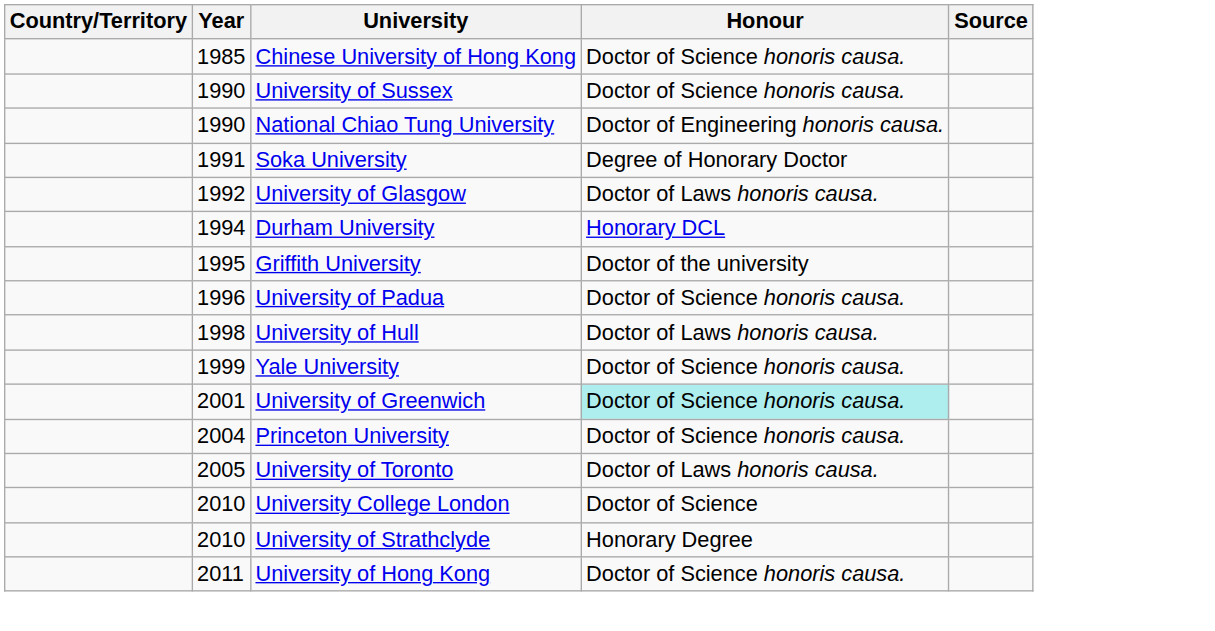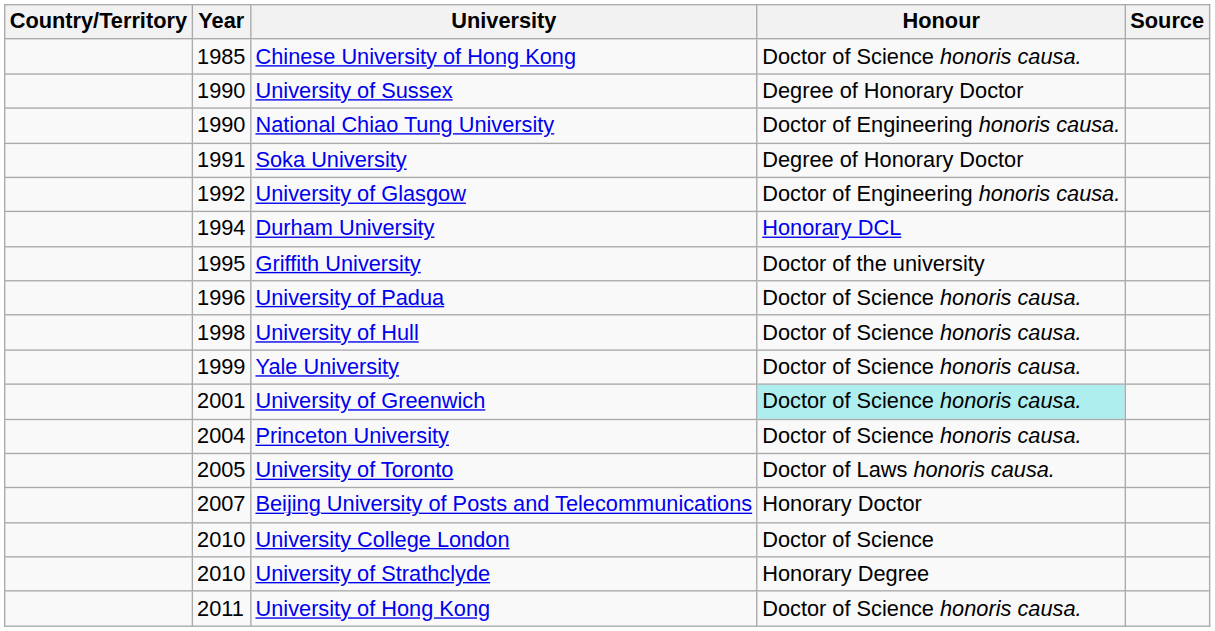(746, 90) Doctor of Science honoris causa. -> (893, 90) Degree of Honorary Doctor
(732, 194) Doctor of Laws honoris causa. -> (941, 194) Doctor of Engineering honoris causa.
(732, 332) Doctor of Laws honoris causa. -> (922, 332) Doctor of Science honoris causa.
+ row: (504, 504)
